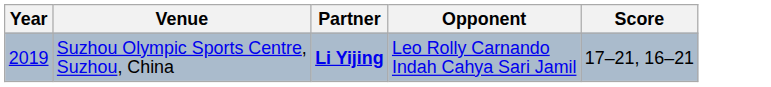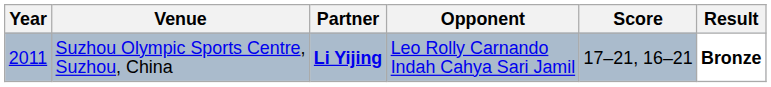+ column: (731, 19)
(29, 57) 2019 -> (28, 57) 2011
